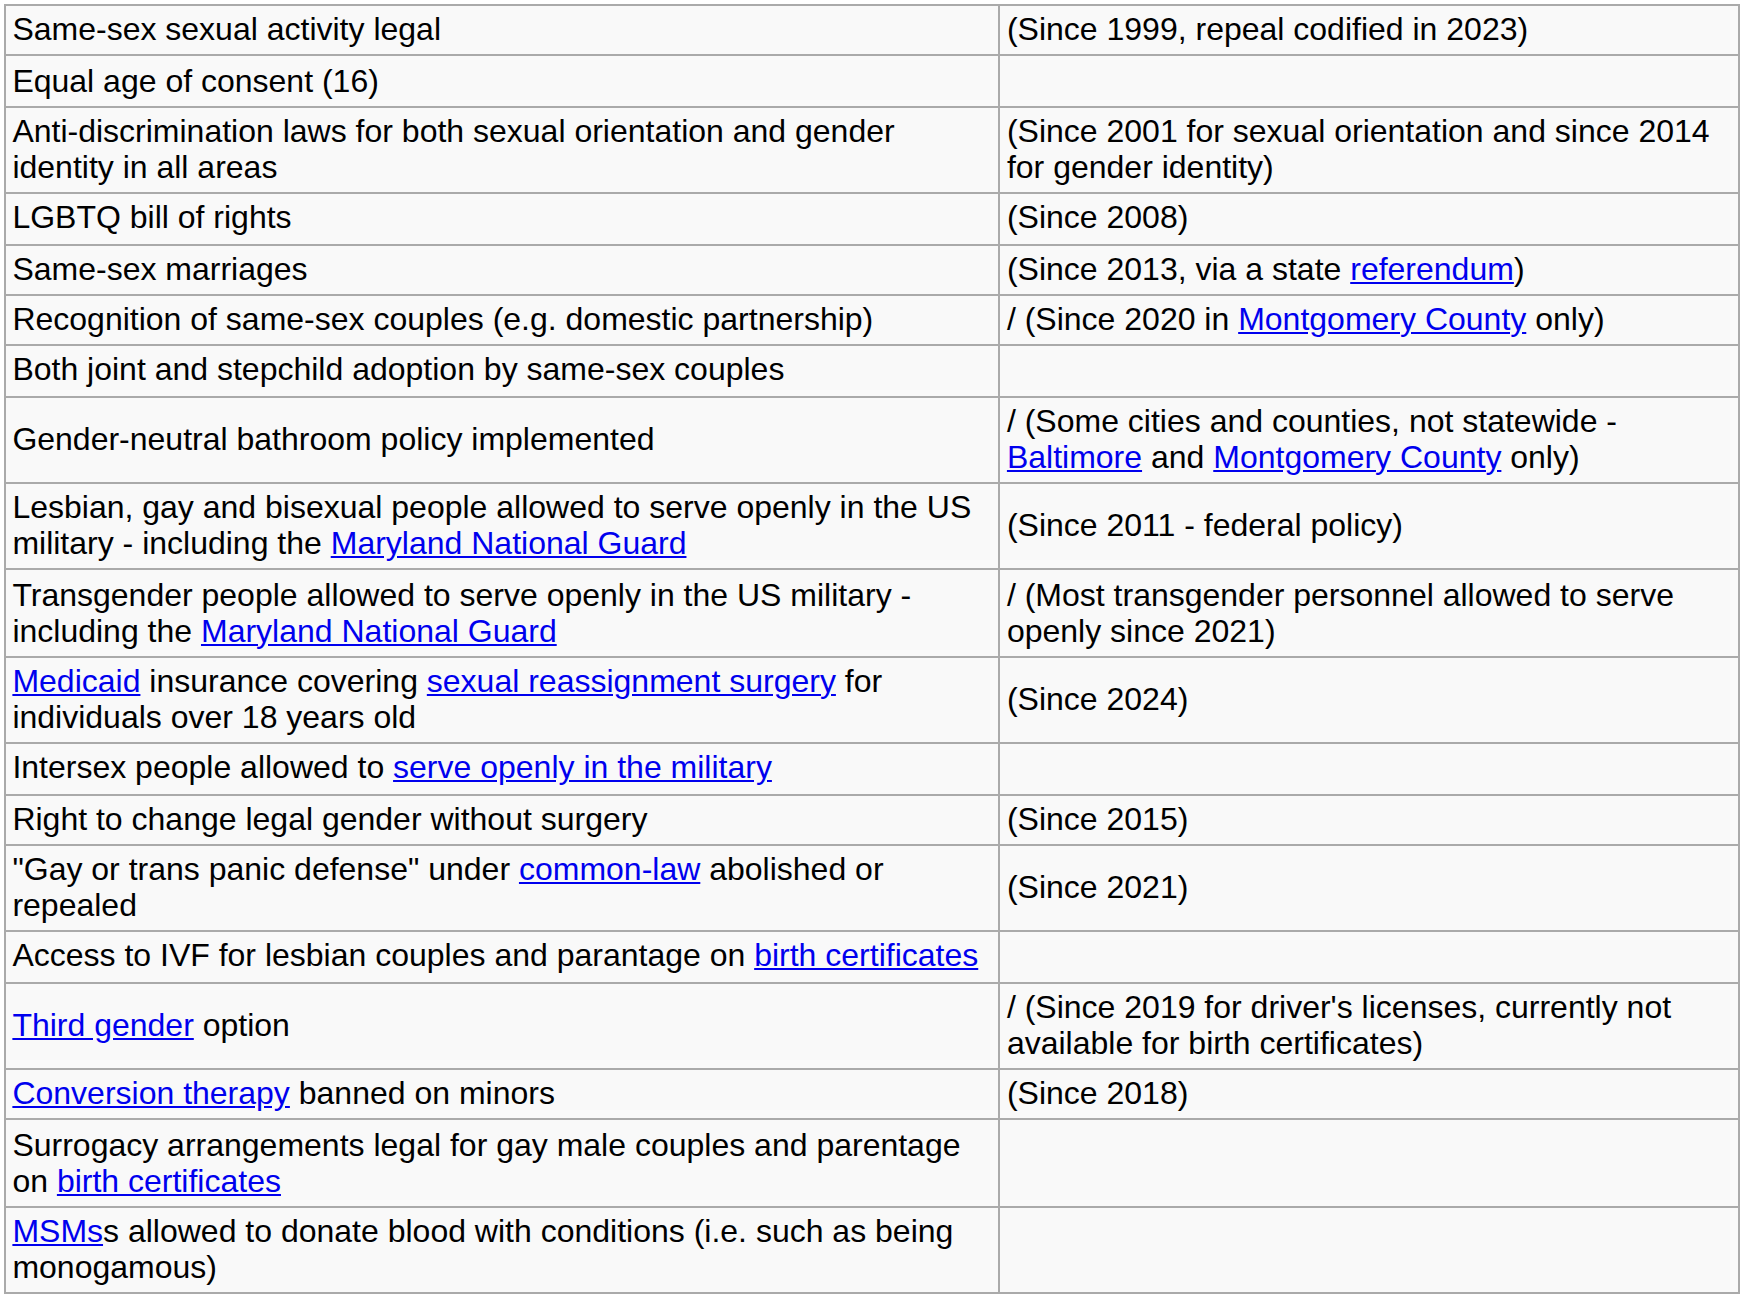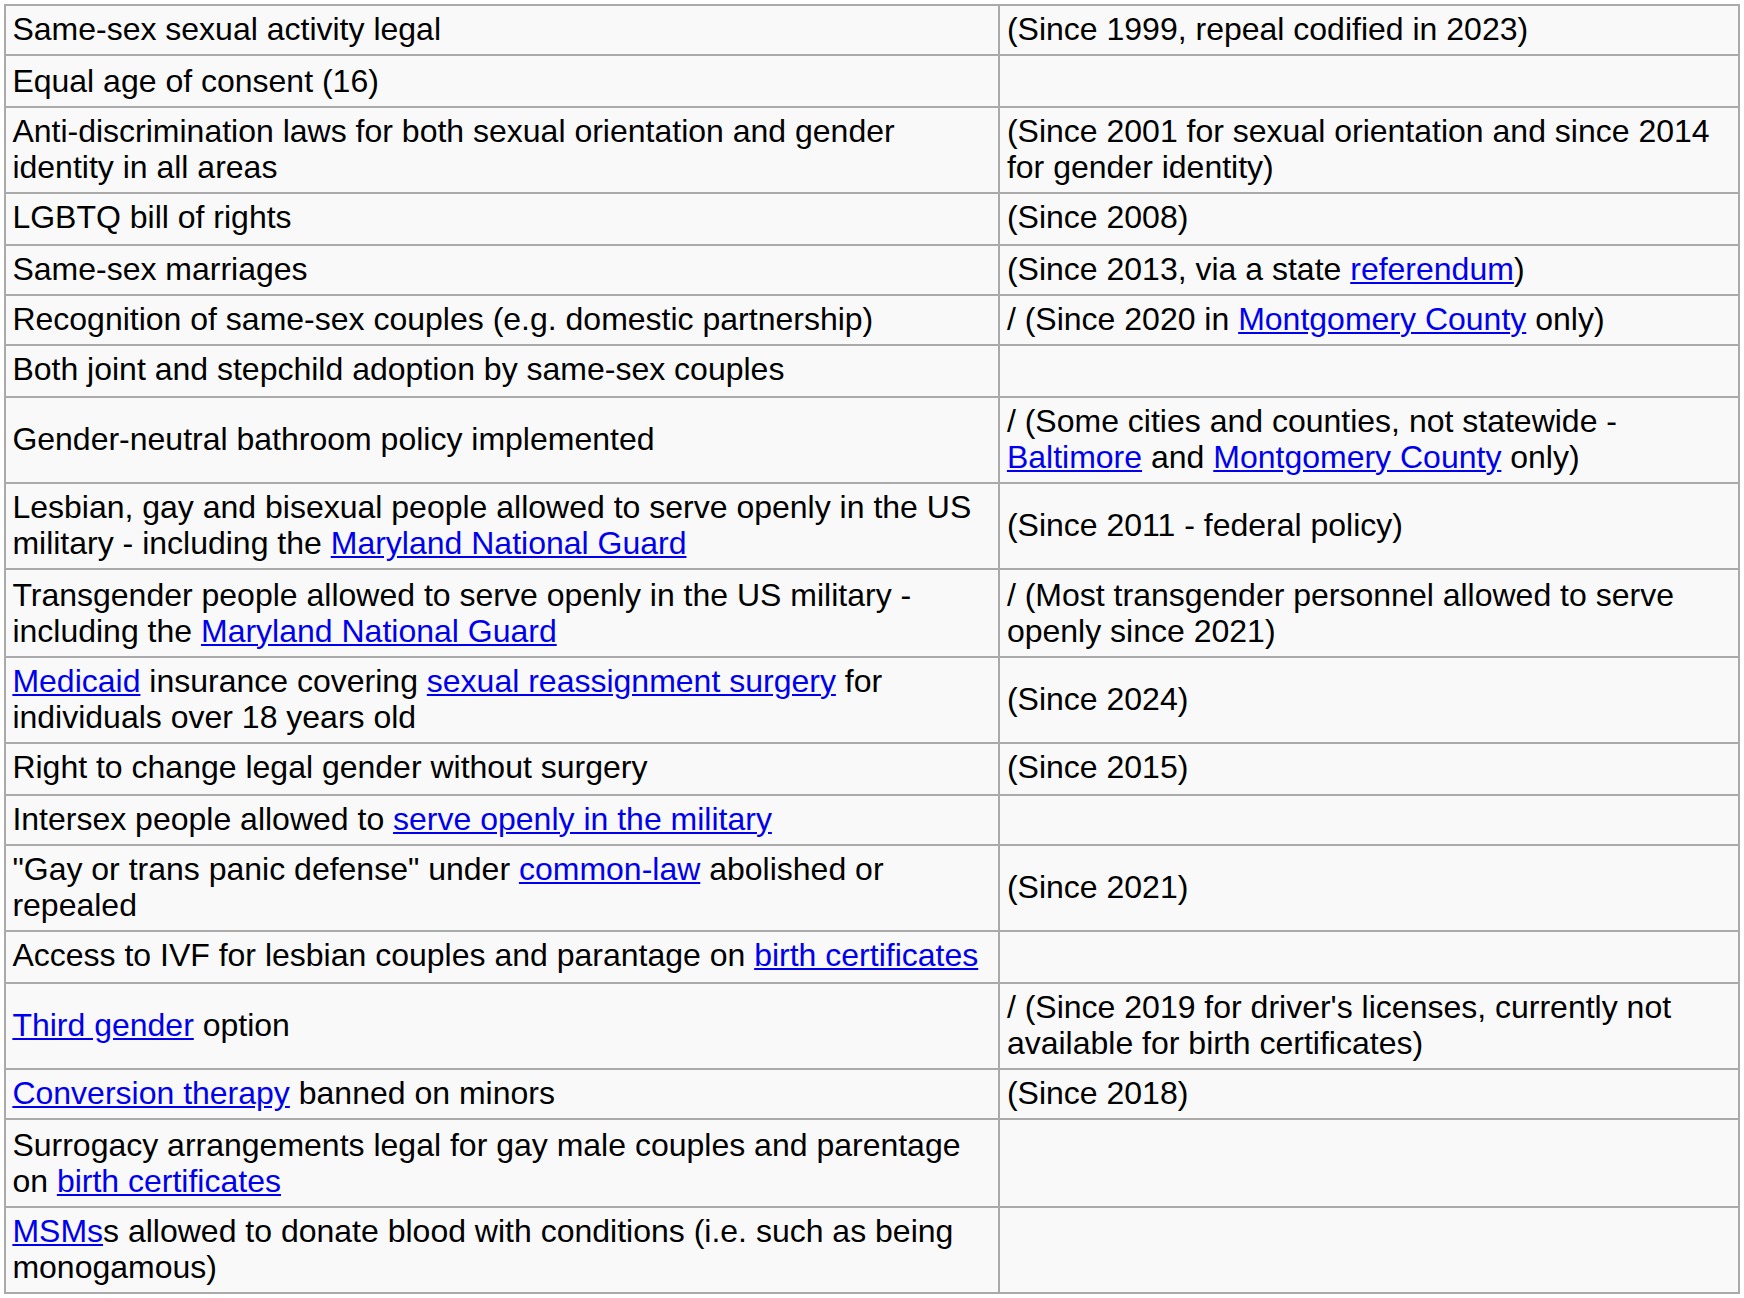rows swapped: (392, 768) <-> (330, 818)
